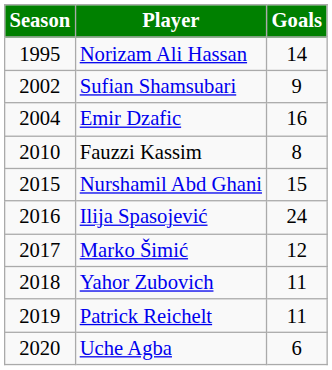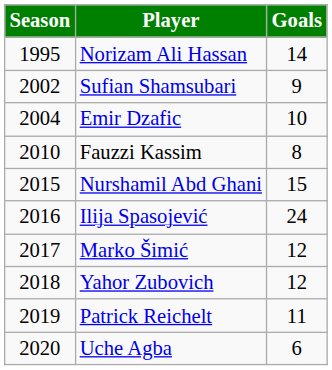(297, 119) 16 -> (297, 119) 10
(297, 282) 11 -> (297, 282) 12
